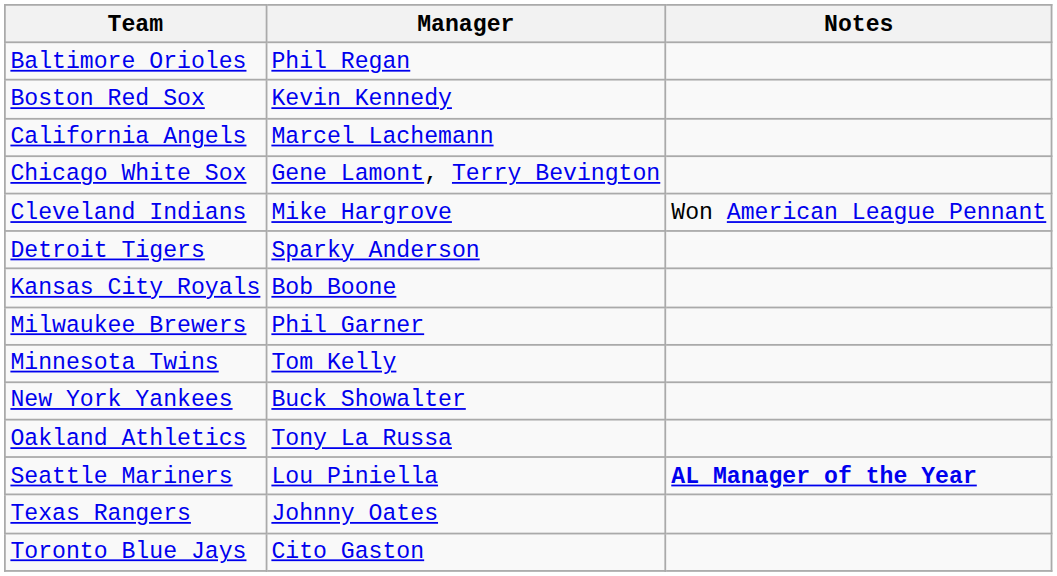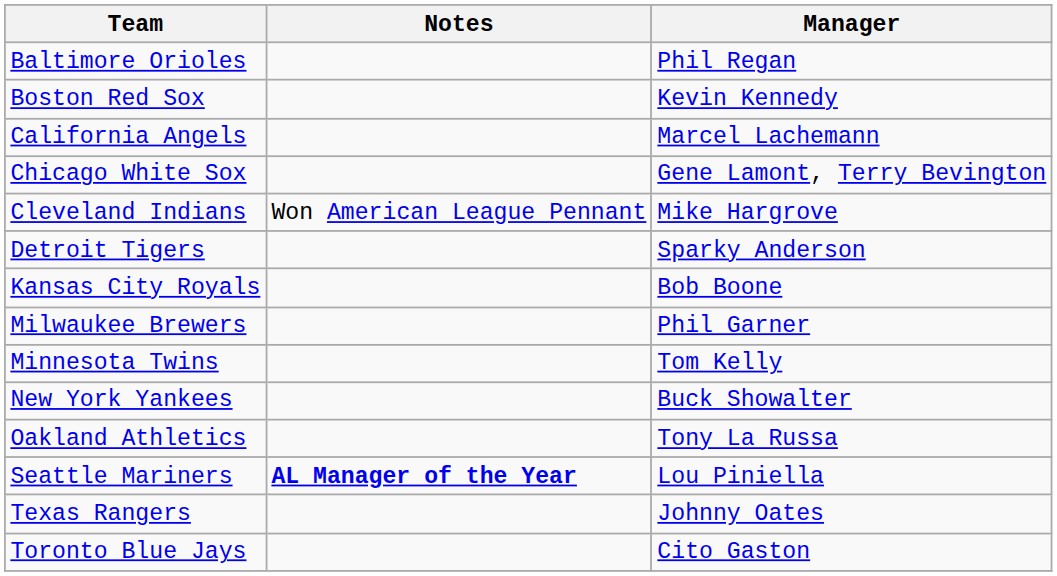columns swapped: (466, 24) <-> (859, 24)
